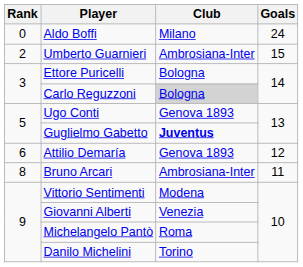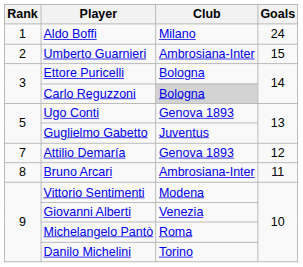(23, 34) 0 -> (23, 34) 1
(186, 133) bold -> (184, 133) normal
(23, 152) 6 -> (23, 152) 7
